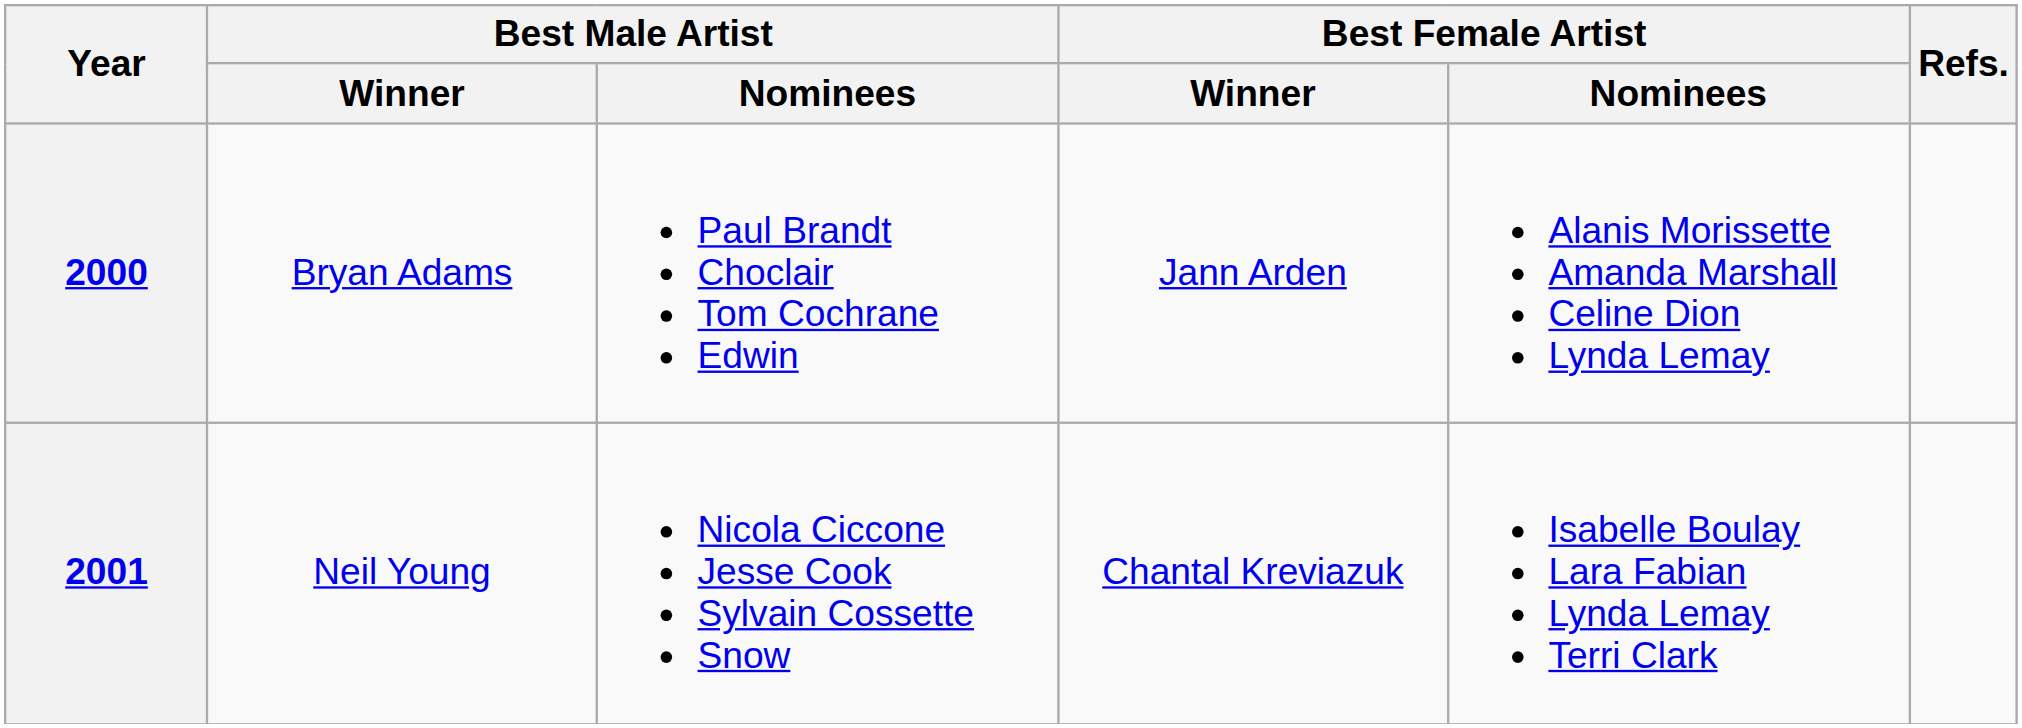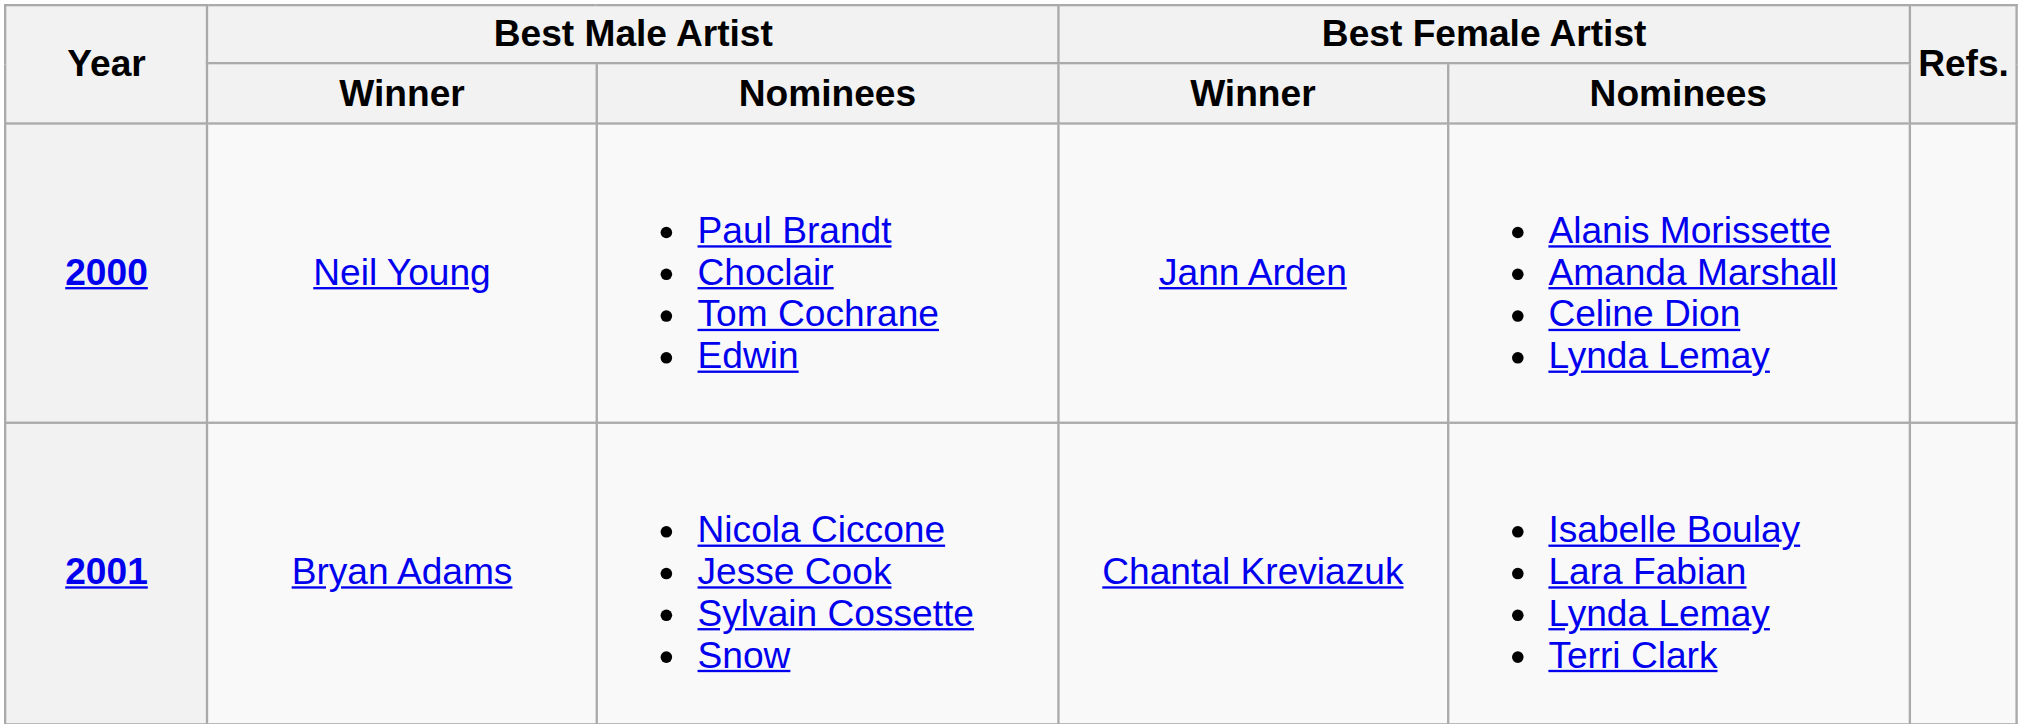(402, 272) Bryan Adams -> (402, 272) Neil Young
(402, 572) Neil Young -> (402, 572) Bryan Adams
